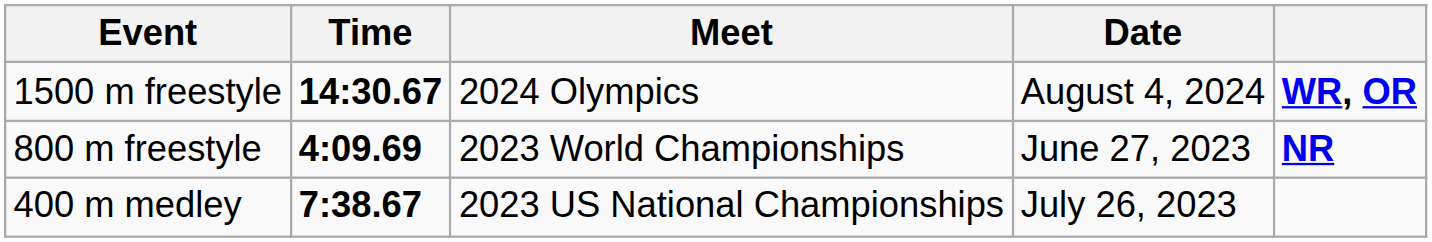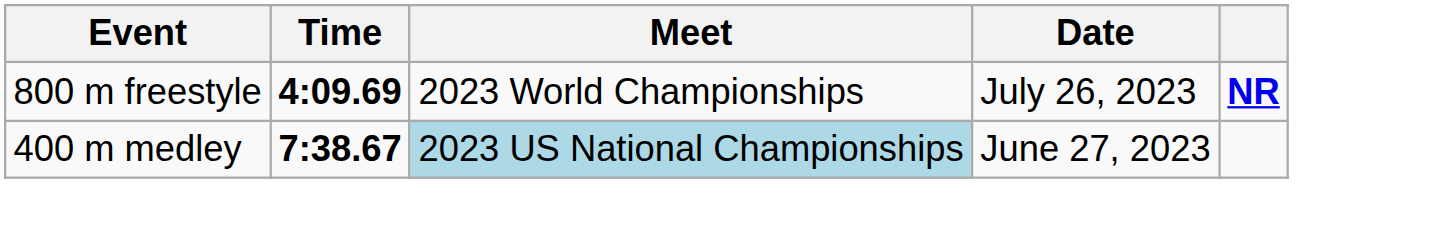- row: (148, 90)
(1136, 148) June 27, 2023 -> (1088, 90) July 26, 2023
(731, 206) no background -> (691, 148) lightblue background
(1129, 206) July 26, 2023 -> (1095, 148) June 27, 2023
